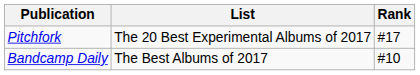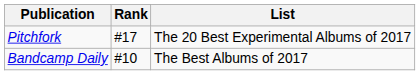columns swapped: (243, 15) <-> (394, 15)
